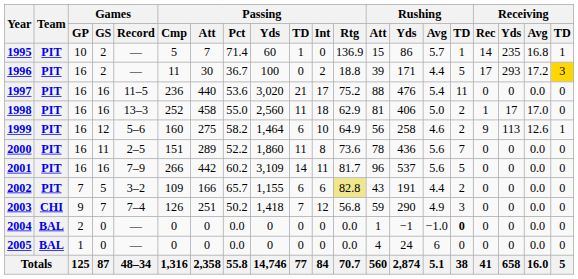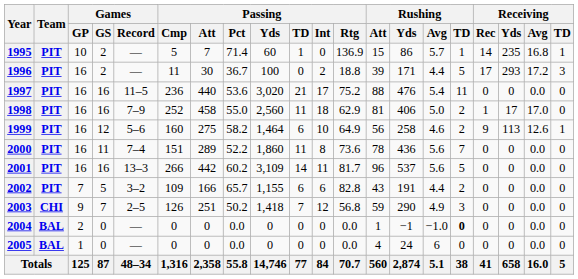(562, 71) gold background -> (562, 71) no background
(136, 110) 13–3 -> (136, 110) 7–9
(136, 149) 2–5 -> (136, 149) 7–4
(136, 168) 7–9 -> (136, 168) 13–3
(350, 187) khaki background -> (350, 187) no background
(136, 206) 7–4 -> (136, 206) 2–5
